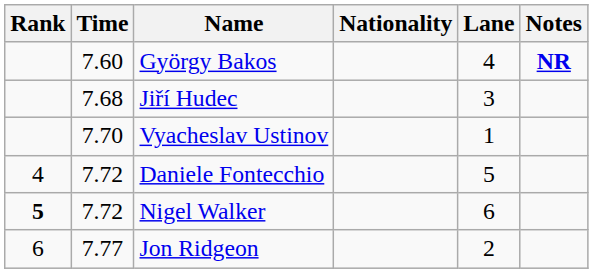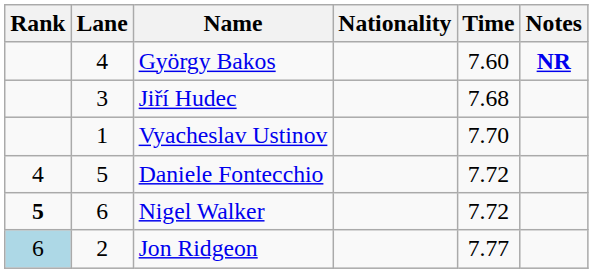columns swapped: (489, 23) <-> (103, 23)
(38, 248) no background -> (38, 248) lightblue background
